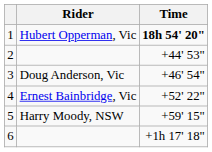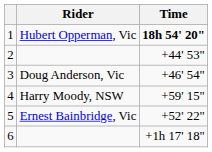(78, 95) Ernest Bainbridge, Vic -> (72, 95) Harry Moody, NSW
(183, 95) +52' 22" -> (183, 95) +59' 15"
(72, 116) Harry Moody, NSW -> (78, 116) Ernest Bainbridge, Vic
(183, 116) +59' 15" -> (183, 116) +52' 22"
